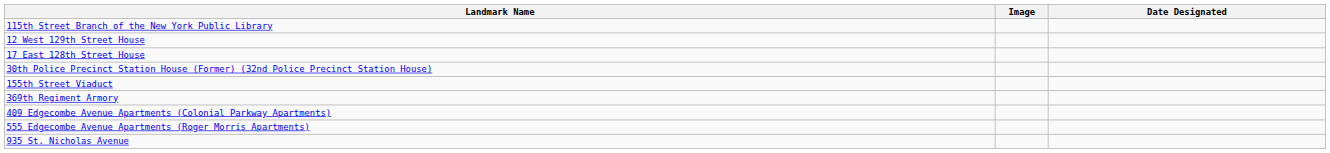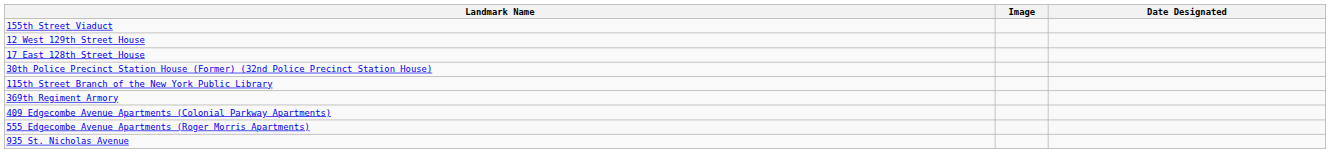rows swapped: (140, 26) <-> (60, 84)
